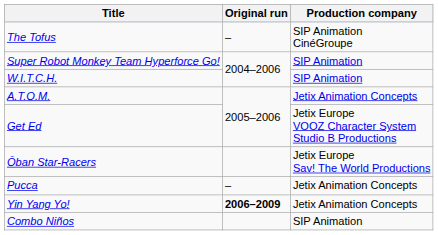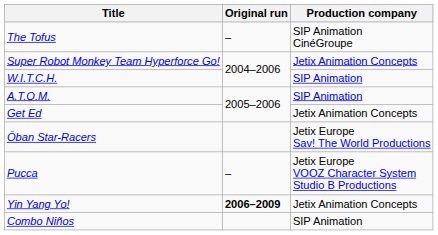(328, 61) SIP Animation -> (355, 61) Jetix Animation Concepts
(355, 96) Jetix Animation Concepts -> (328, 96) SIP Animation
(355, 126) Jetix Europe VOOZ Character System Studio B Productions -> (355, 114) Jetix Animation Concepts
(355, 186) Jetix Animation Concepts -> (355, 174) Jetix Europe VOOZ Character System Studio B Productions
